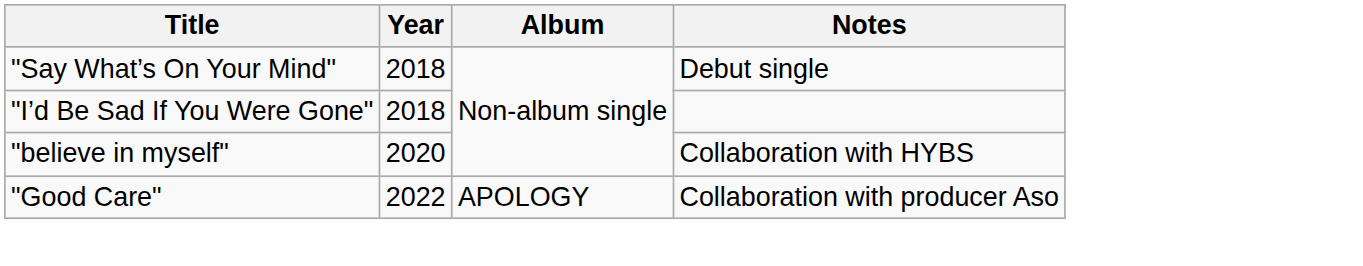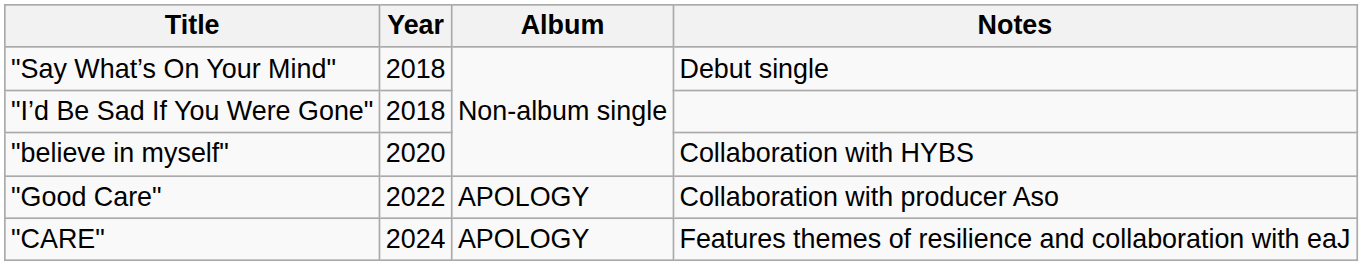+ row: (58, 238)
